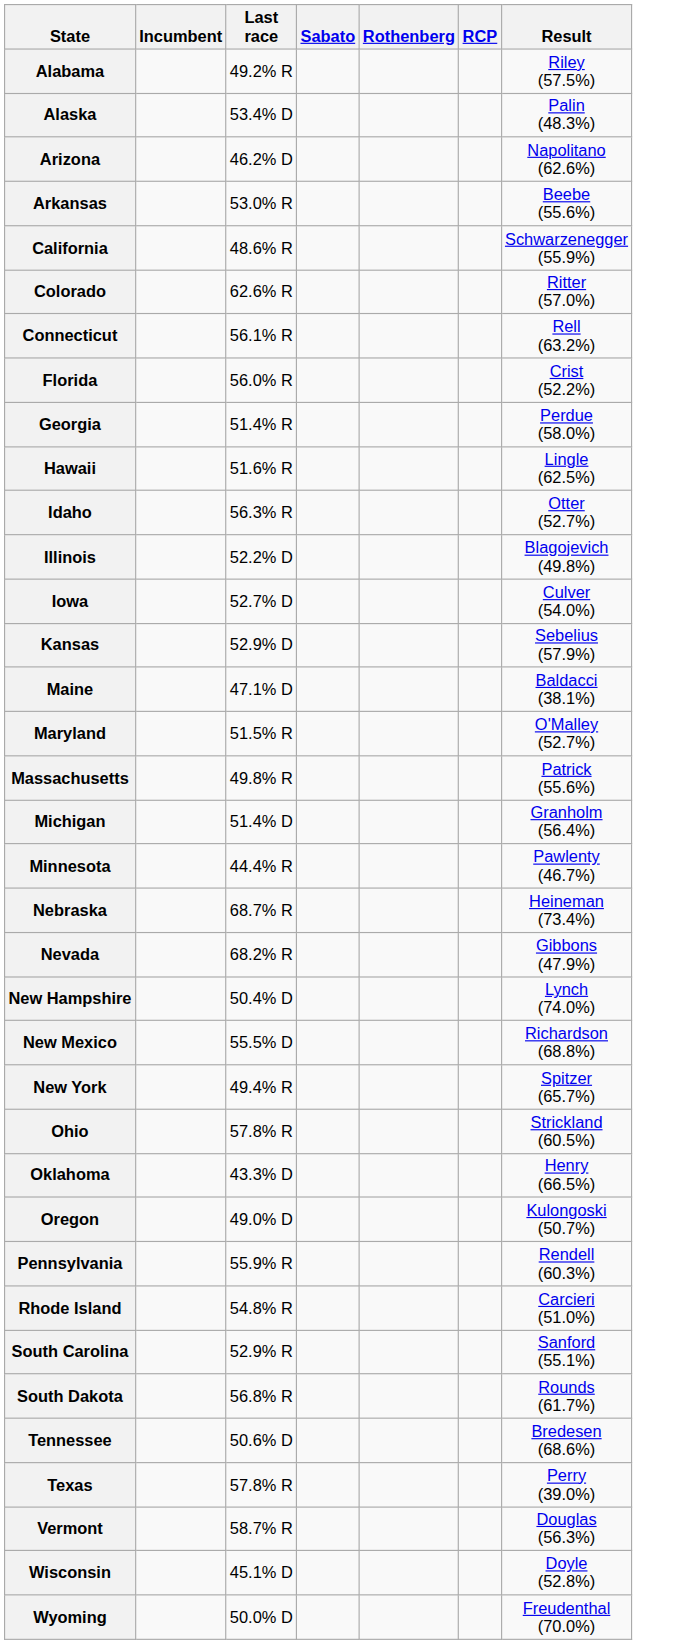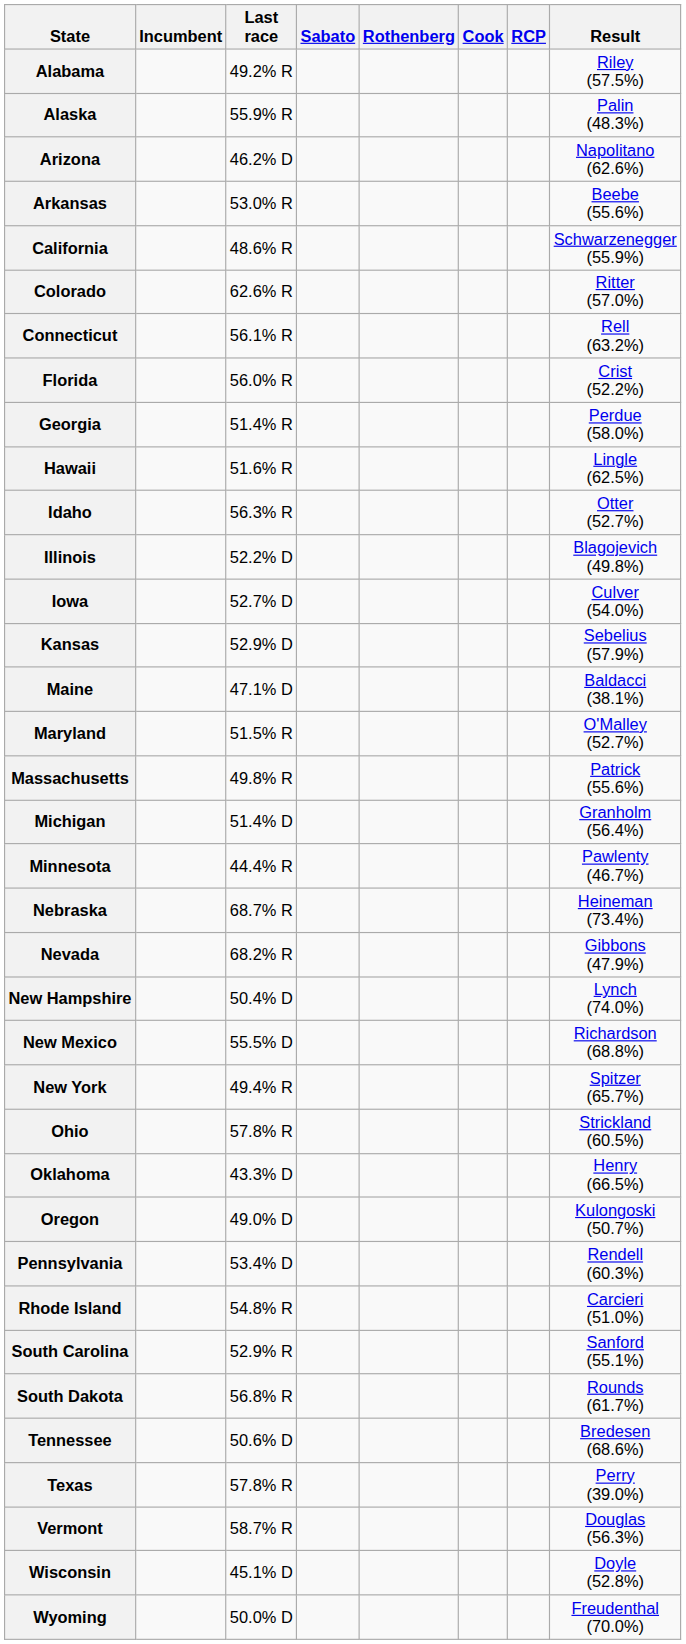+ column: (483, 36)
(261, 115) 53.4% D -> (261, 115) 55.9% R
(261, 1264) 55.9% R -> (261, 1264) 53.4% D
